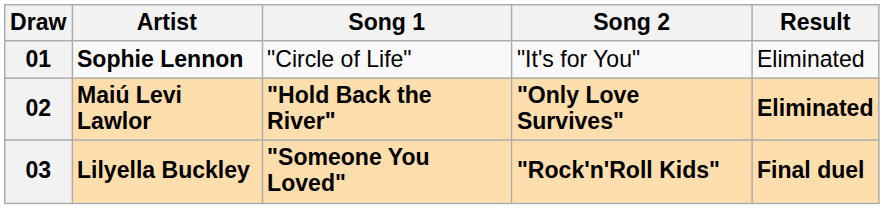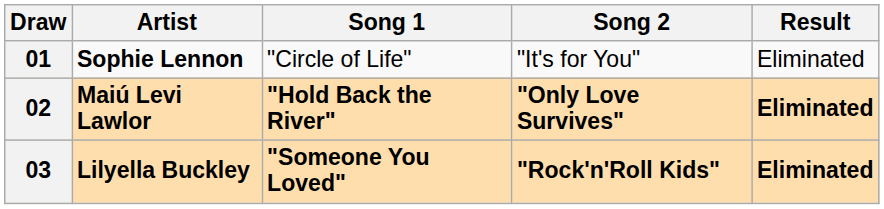(811, 171) Final duel -> (815, 171) Eliminated
